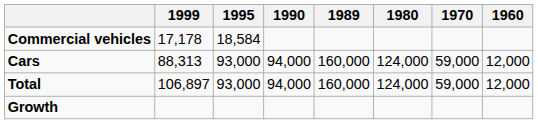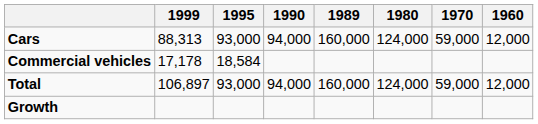rows swapped: (24, 61) <-> (79, 38)
